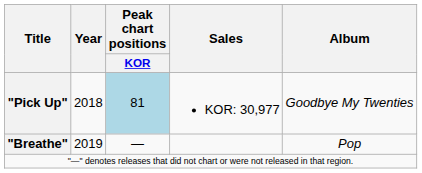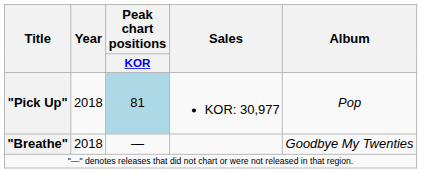(350, 103) Goodbye My Twenties -> (350, 103) Pop
(88, 143) 2019 -> (88, 143) 2018
(350, 143) Pop -> (350, 143) Goodbye My Twenties
